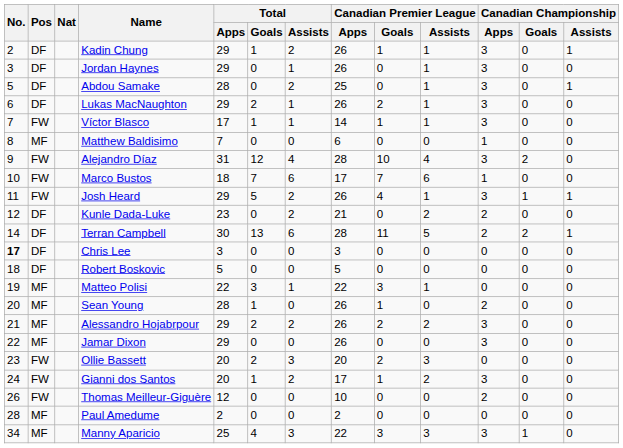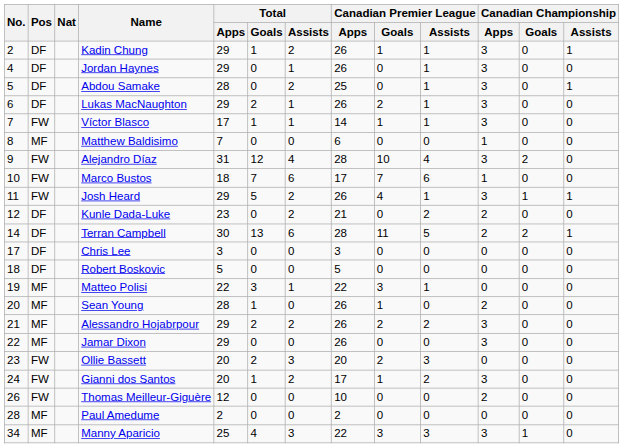(10, 68) 3 -> (10, 68) 4
(13, 251) bold -> (13, 251) normal
